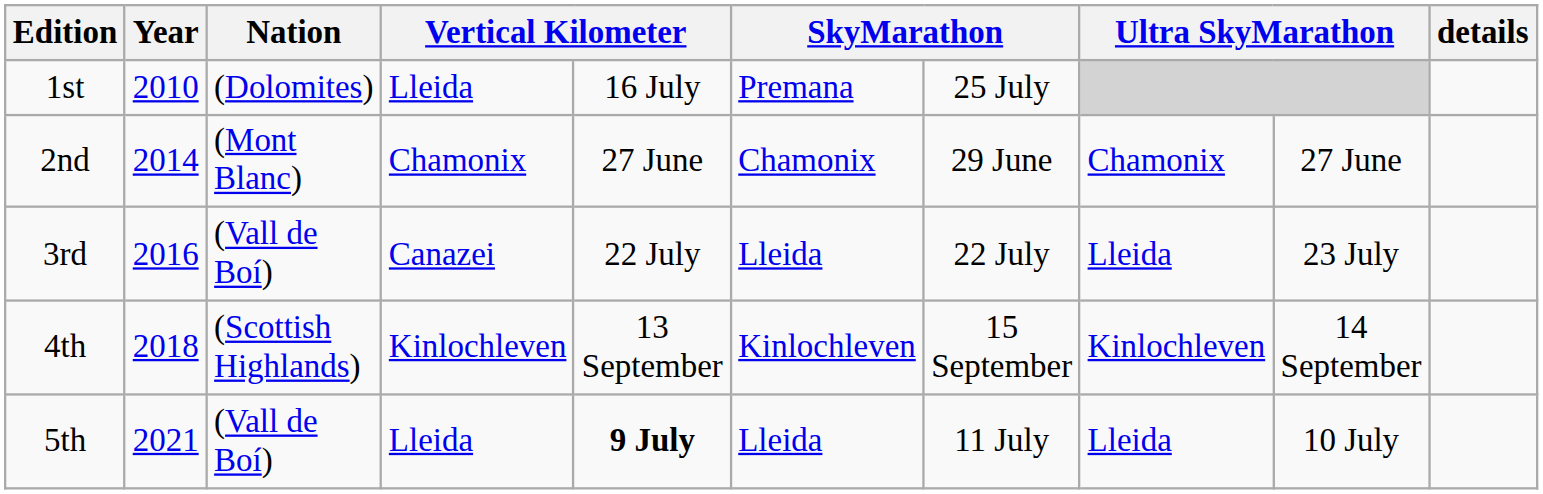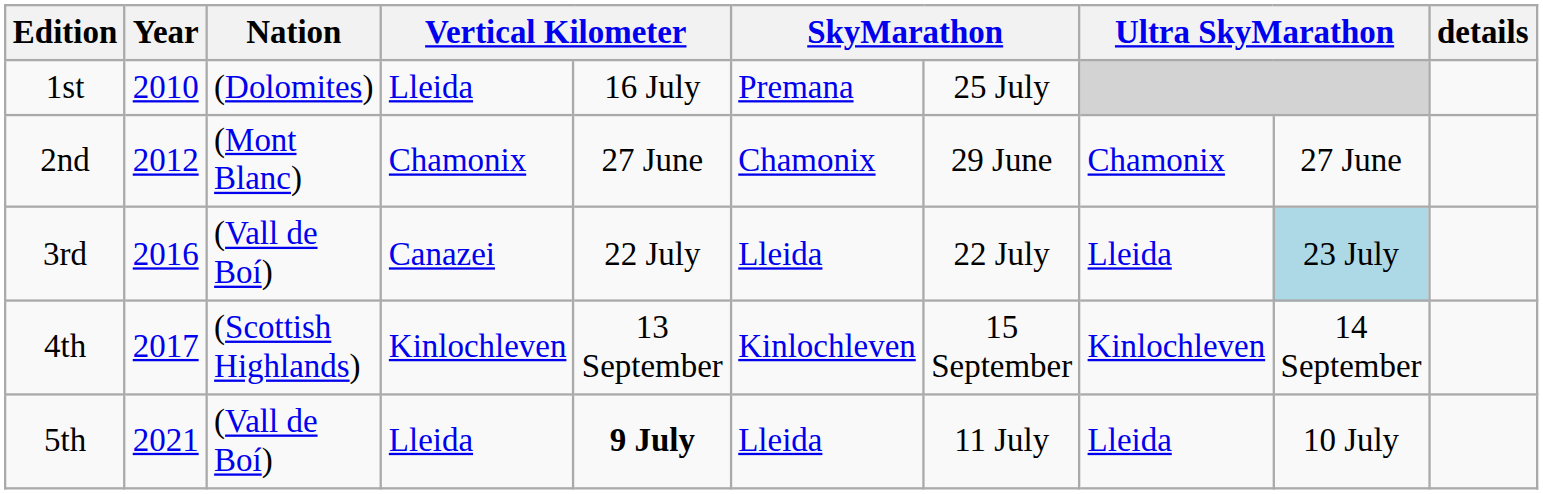(166, 160) 2014 -> (166, 160) 2012
(1351, 253) no background -> (1351, 253) lightblue background
(166, 346) 2018 -> (166, 346) 2017
